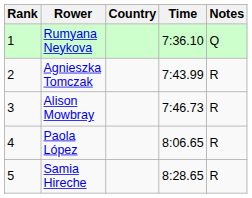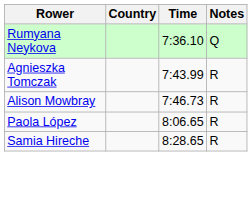- column: (23, 14)
